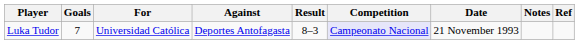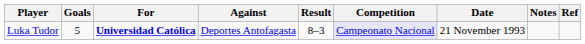(77, 30) 7 -> (77, 30) 5
(143, 30) normal -> (146, 30) bold
